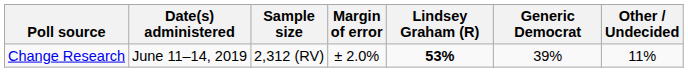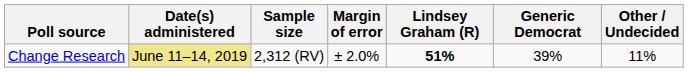(190, 56) no background -> (190, 56) khaki background
(440, 56) 53% -> (440, 56) 51%
